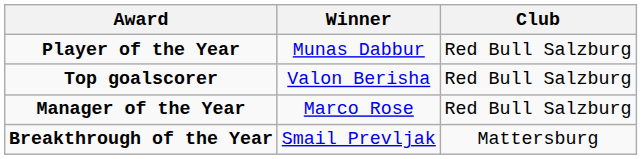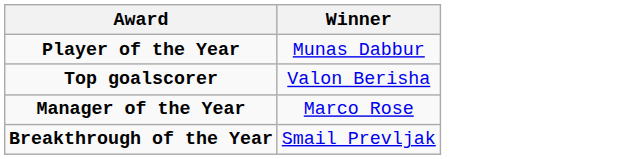- column: (538, 20)
